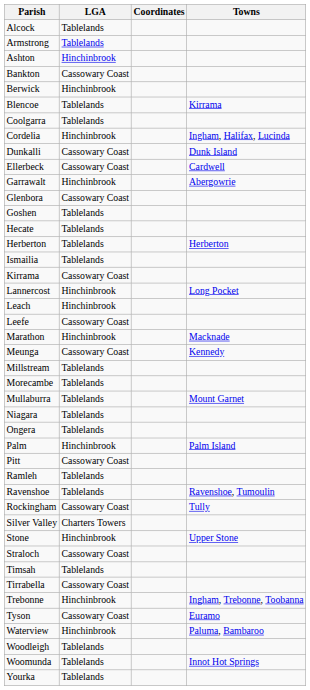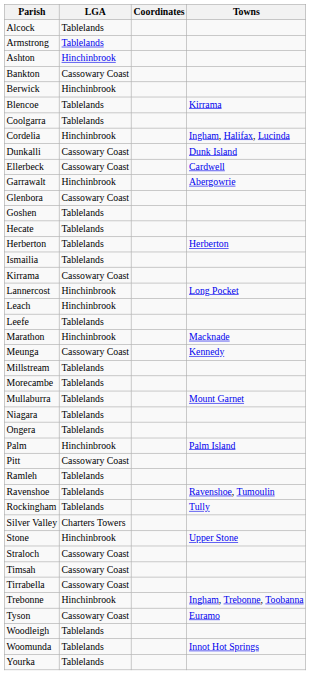(95, 321) Cassowary Coast -> (83, 321) Tablelands
(95, 507) Cassowary Coast -> (83, 507) Tablelands
(83, 569) Tablelands -> (95, 569) Cassowary Coast
- row: (28, 631)
